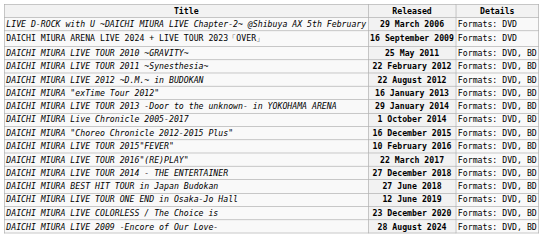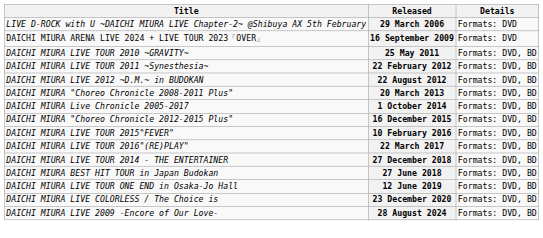- row: (412, 93)
+ row: (412, 93)
- row: (412, 106)
